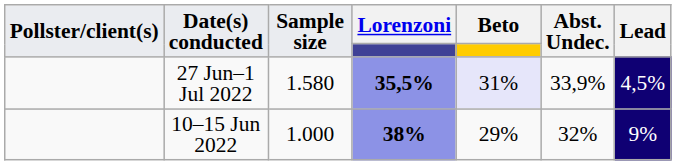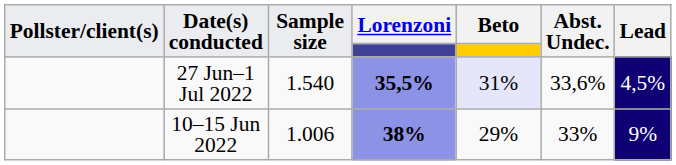(310, 83) 1.580 -> (310, 83) 1.540
(578, 83) 33,9% -> (578, 83) 33,6%
(310, 135) 1.000 -> (310, 135) 1.006
(578, 135) 32% -> (578, 135) 33%
